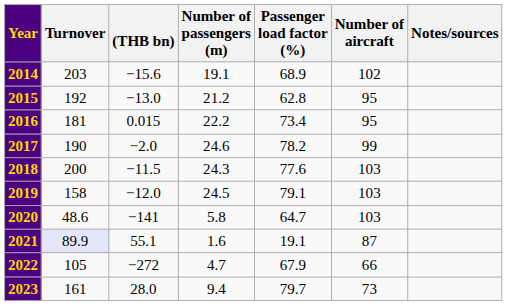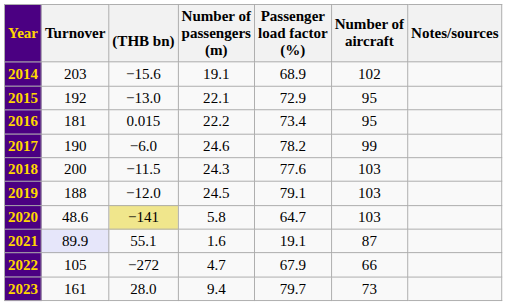(216, 97) 21.2 -> (216, 97) 22.1
(293, 97) 62.8 -> (293, 97) 72.9
(143, 145) −2.0 -> (143, 145) −6.0
(75, 193) 158 -> (75, 193) 188
(143, 217) no background -> (143, 217) khaki background
